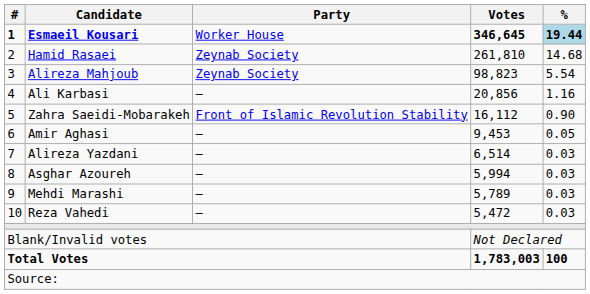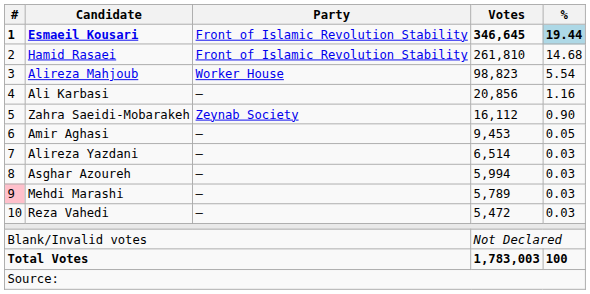(240, 34) Worker House -> (332, 34) Front of Islamic Revolution Stability
(247, 54) Zeynab Society -> (332, 54) Front of Islamic Revolution Stability
(247, 74) Zeynab Society -> (240, 74) Worker House
(332, 114) Front of Islamic Revolution Stability -> (247, 114) Zeynab Society
(11, 194) no background -> (11, 194) pink background
